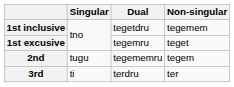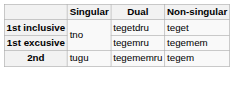(187, 27) tegemem -> (178, 27) teget
(178, 43) teget -> (187, 43) tegemem
- row: (36, 74)
